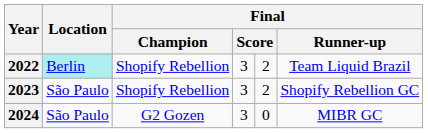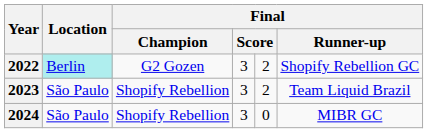(173, 66) Shopify Rebellion -> (173, 66) G2 Gozen
(350, 66) Team Liquid Brazil -> (350, 66) Shopify Rebellion GC
(350, 90) Shopify Rebellion GC -> (350, 90) Team Liquid Brazil
(173, 115) G2 Gozen -> (173, 115) Shopify Rebellion
